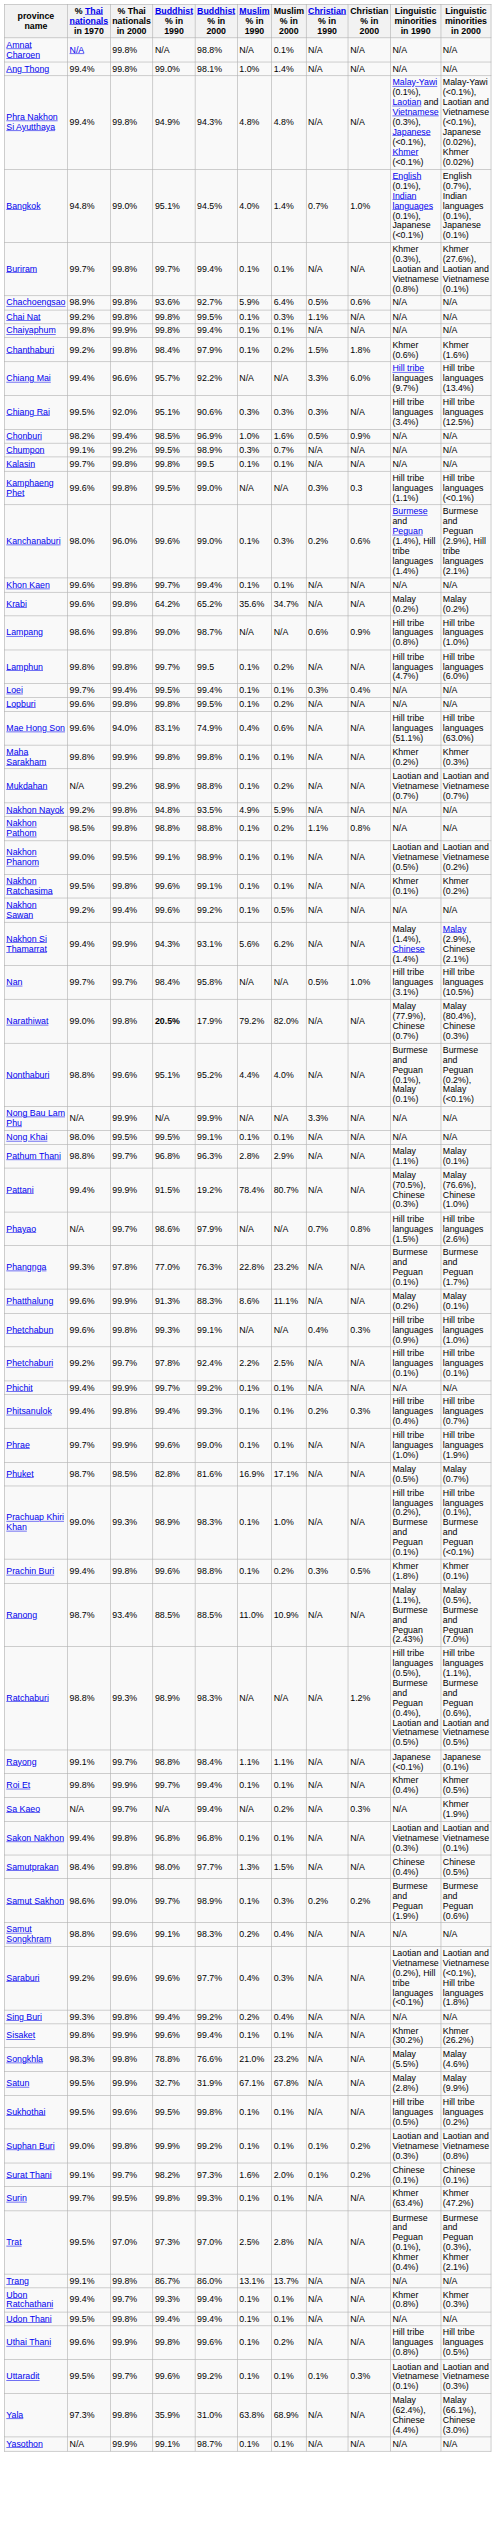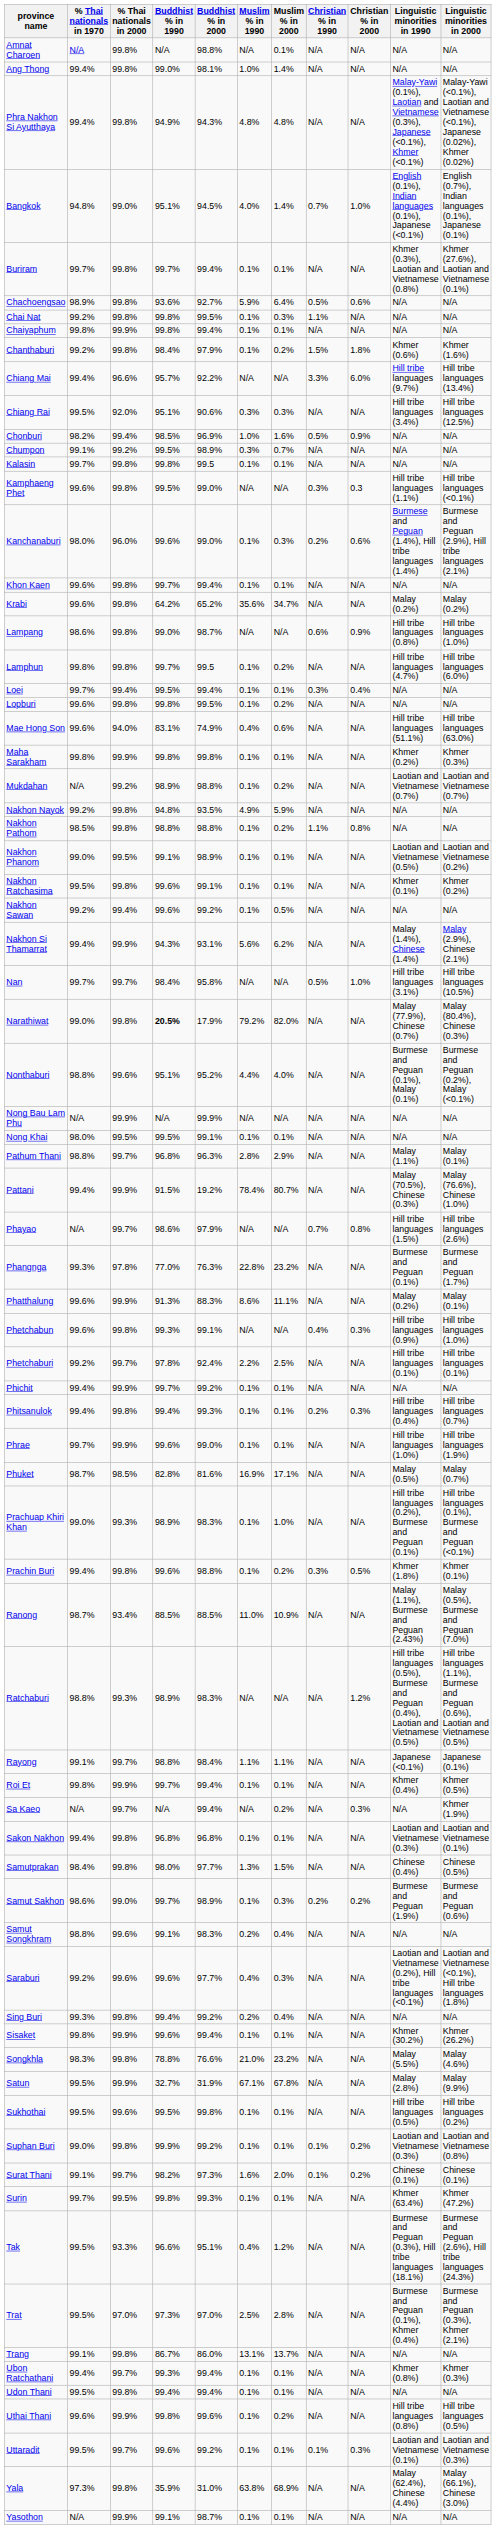(318, 412) 0.3% -> (315, 412) N/A
(318, 1118) 3.3% -> (315, 1118) N/A
+ row: (13, 2247)
